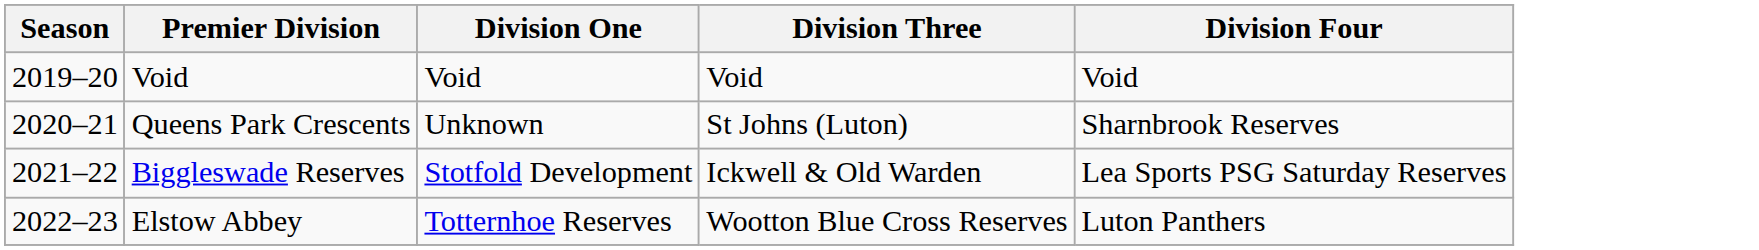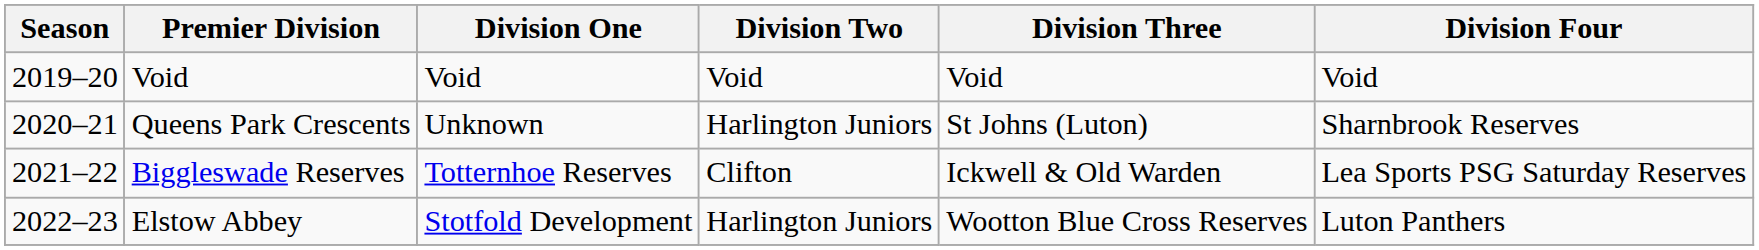+ column: (819, 28)
(558, 172) Stotfold Development -> (548, 172) Totternhoe Reserves
(548, 220) Totternhoe Reserves -> (558, 220) Stotfold Development
